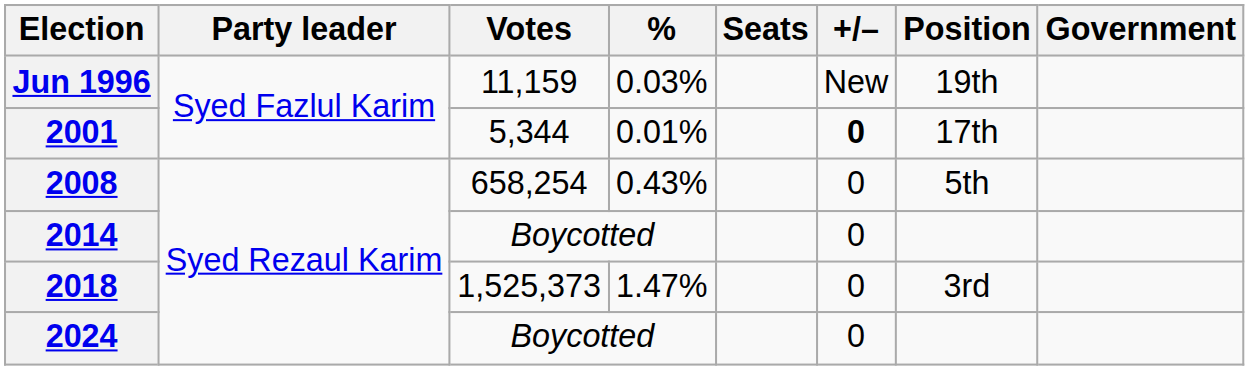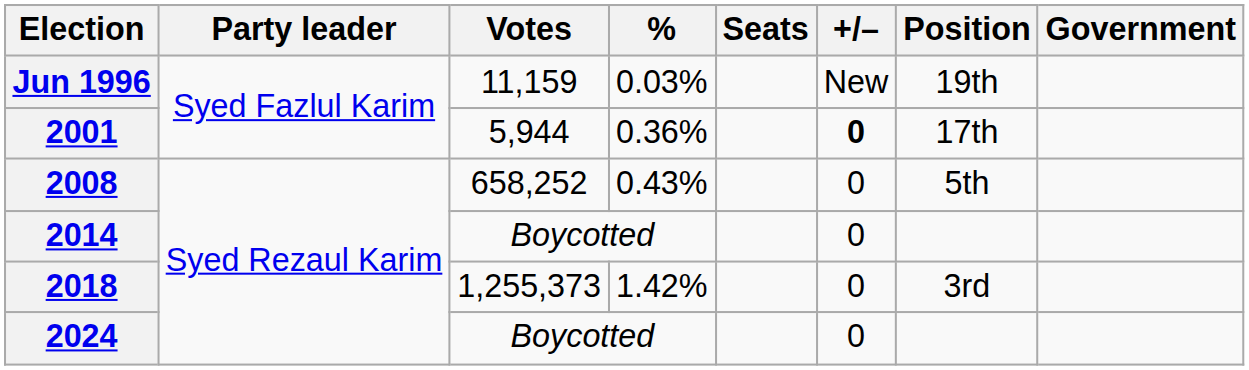(529, 132) 5,344 -> (529, 132) 5,944
(662, 132) 0.01% -> (662, 132) 0.36%
(529, 183) 658,254 -> (529, 183) 658,252
(529, 286) 1,525,373 -> (529, 286) 1,255,373
(662, 286) 1.47% -> (662, 286) 1.42%
